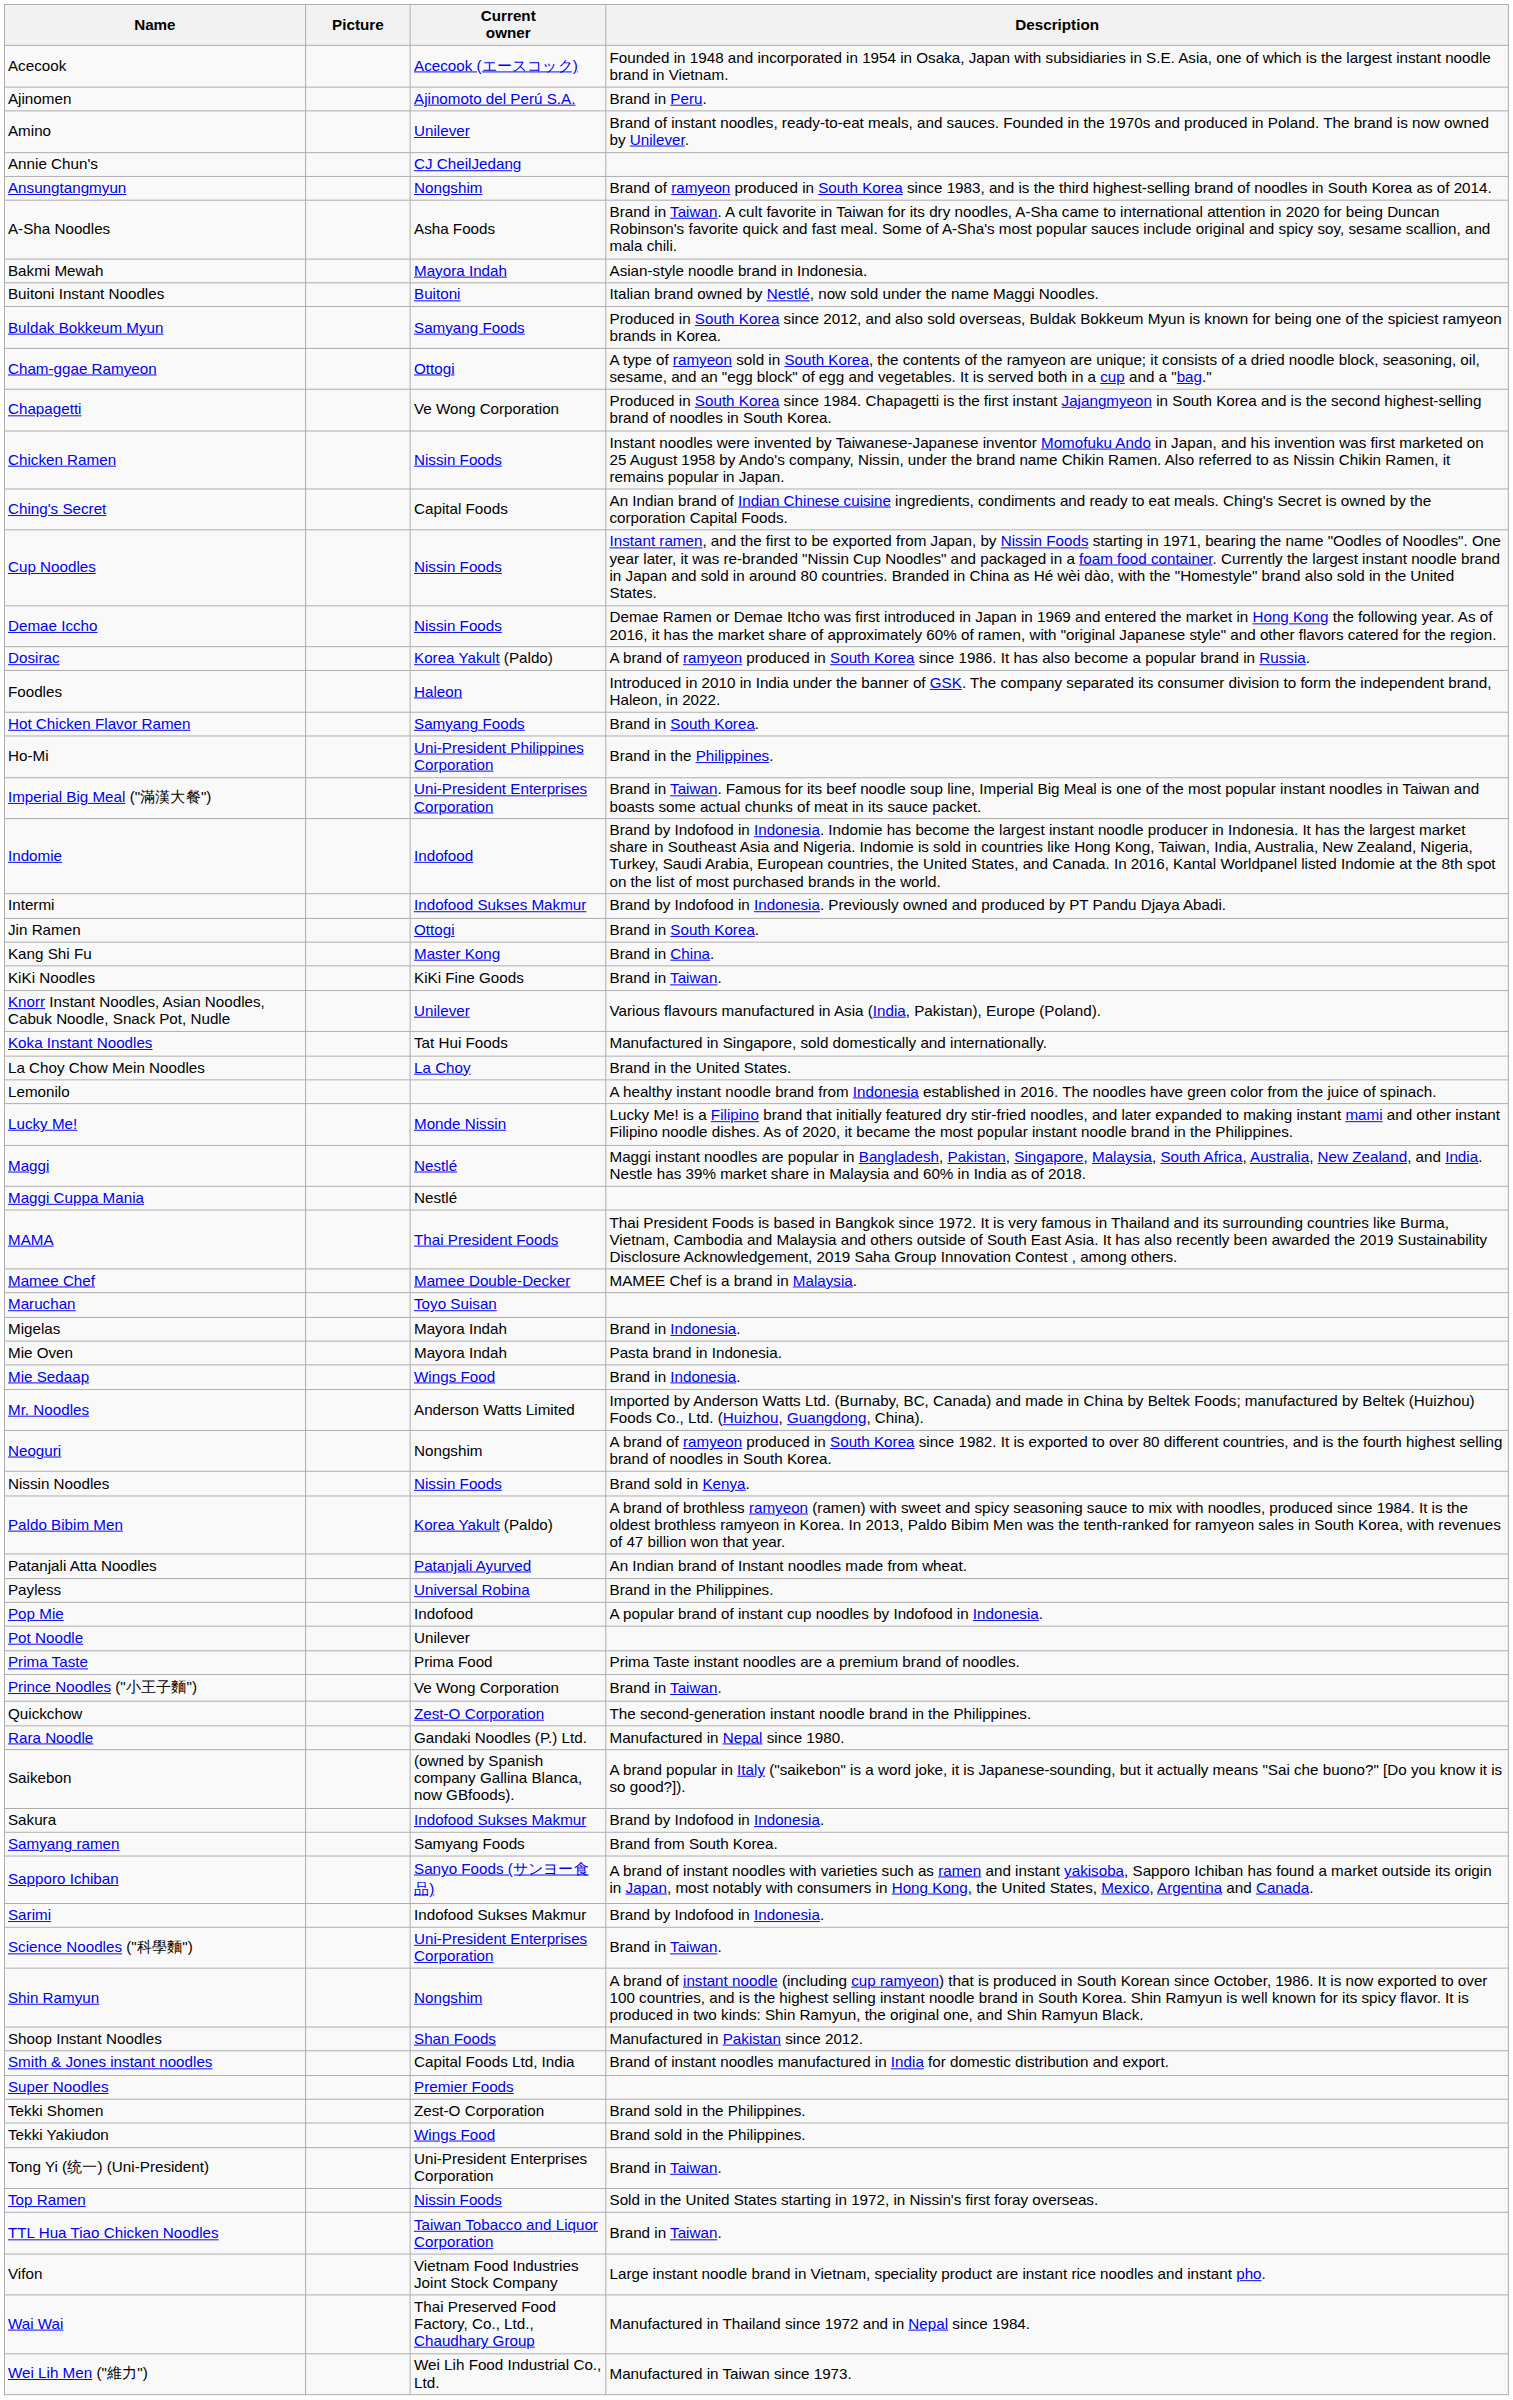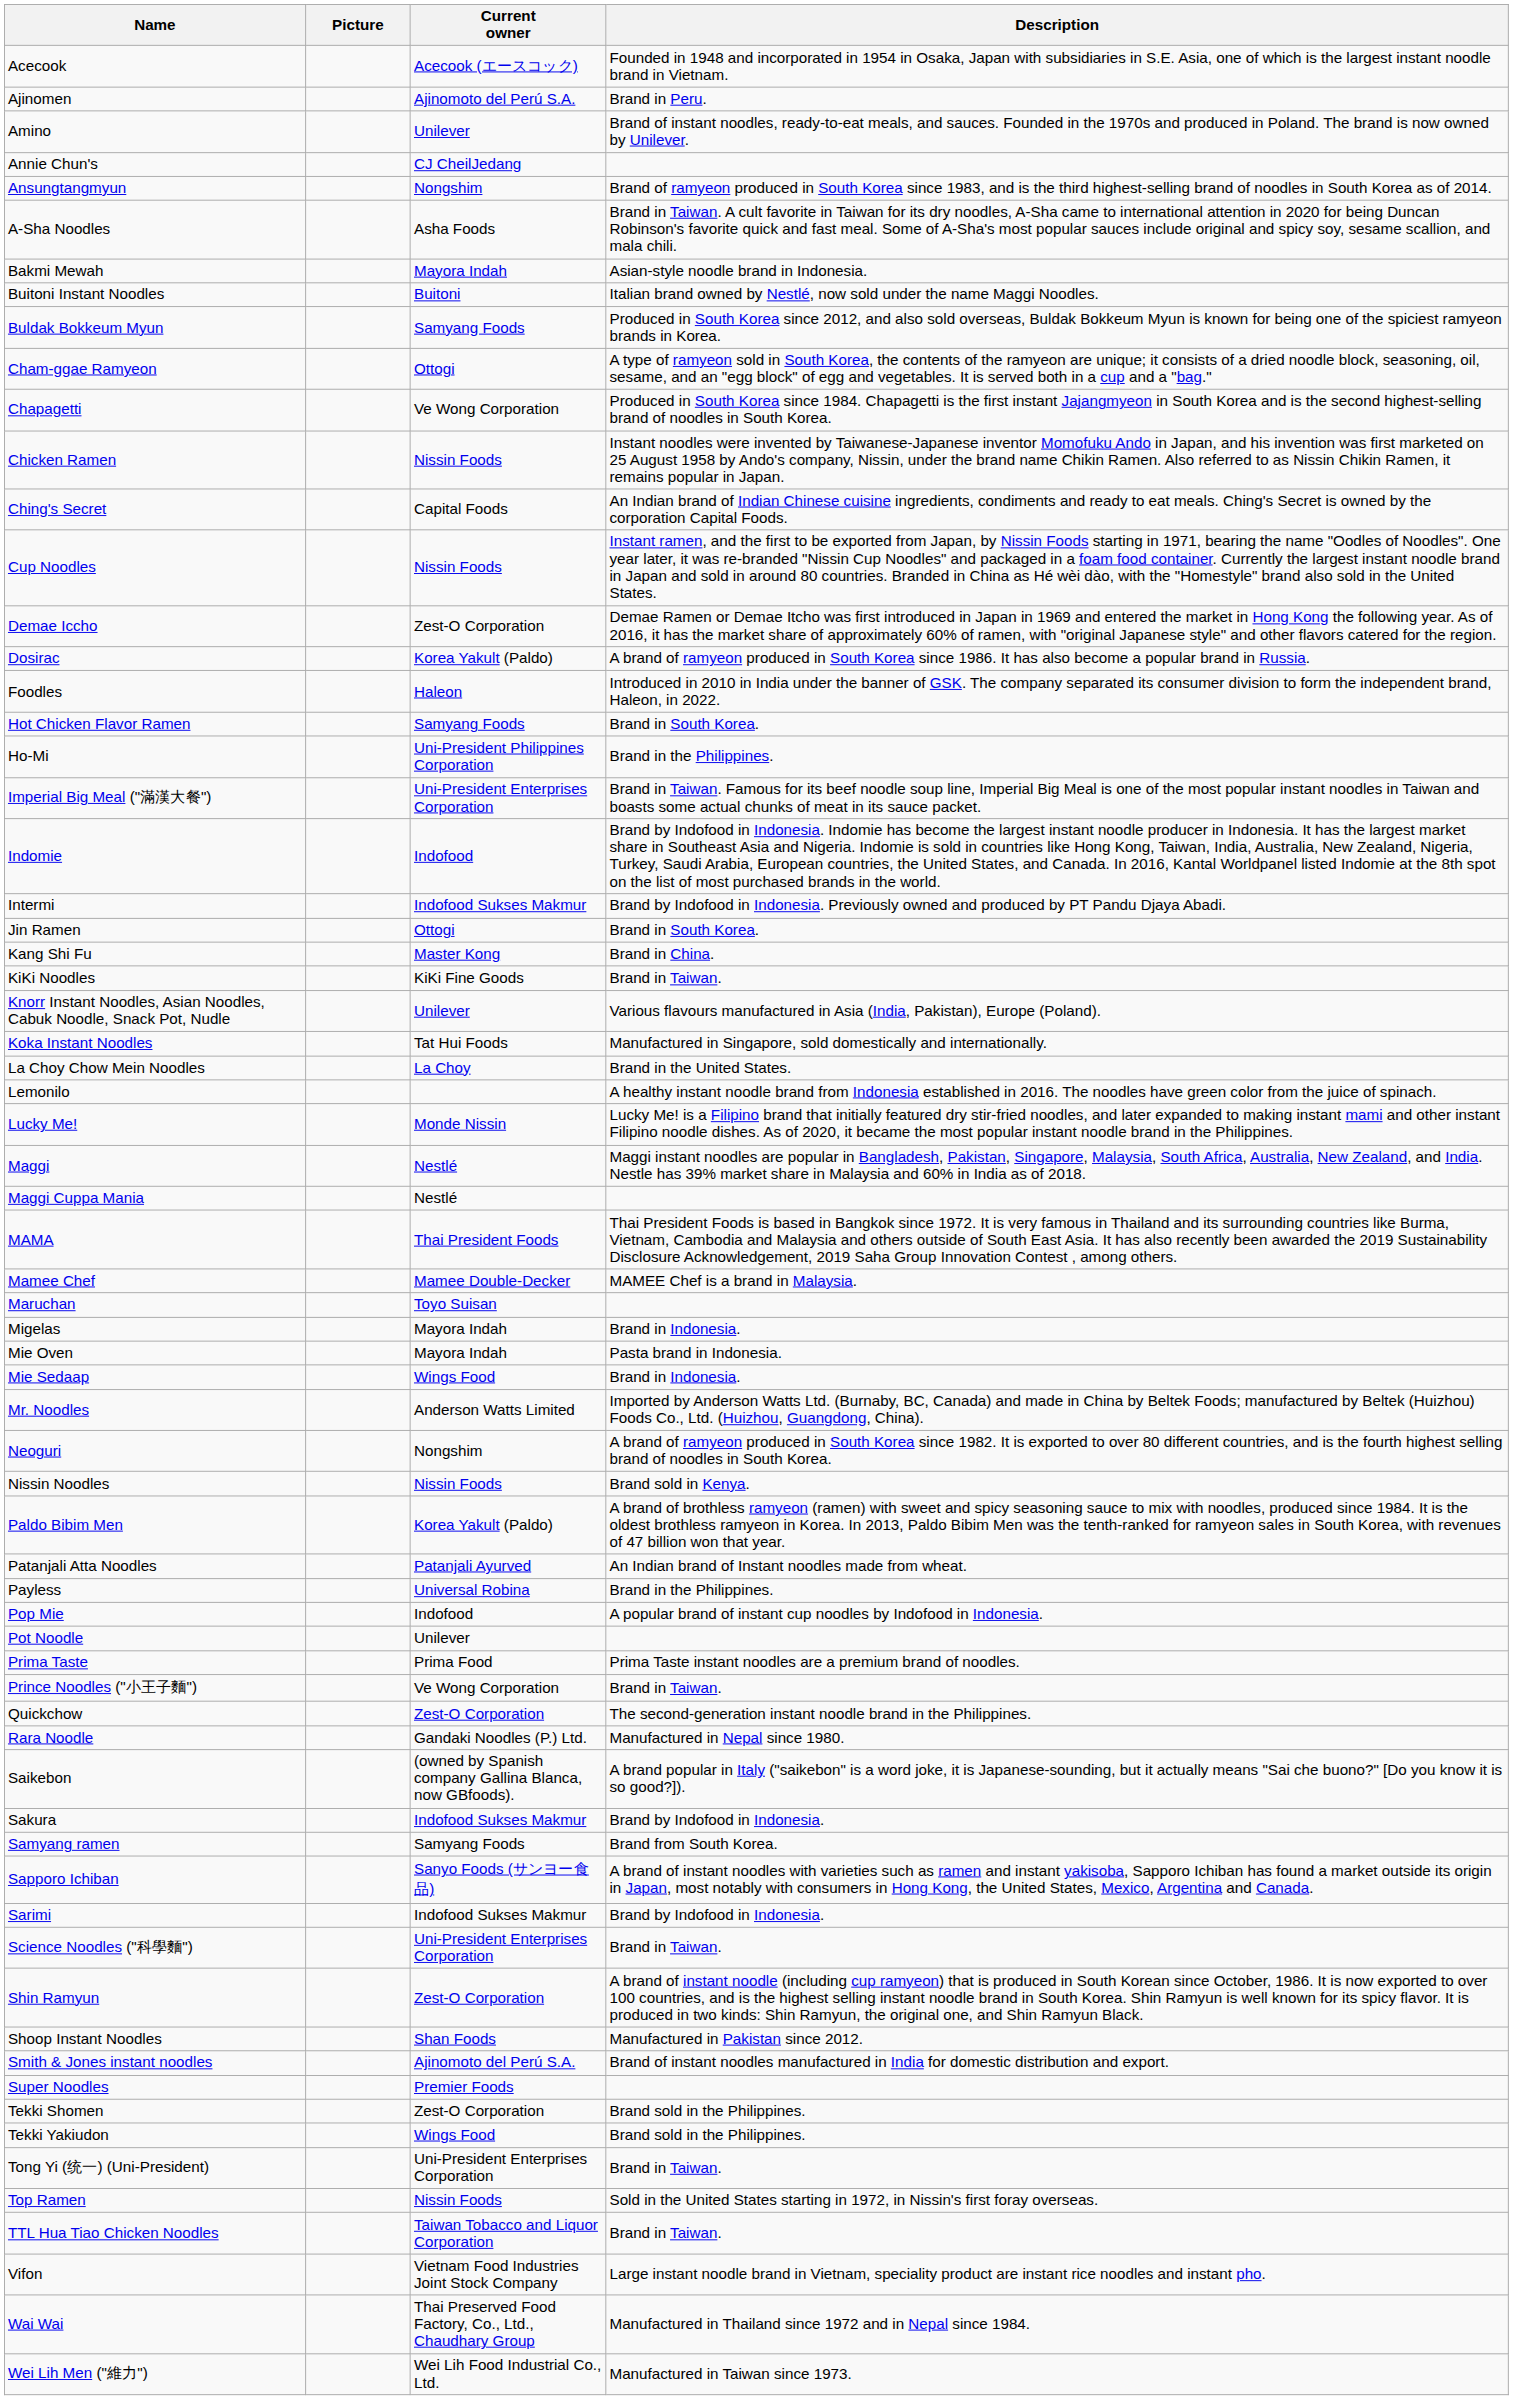(458, 626) Nissin Foods -> (479, 626) Zest-O Corporation
(448, 1997) Nongshim -> (479, 1997) Zest-O Corporation
(494, 2062) Capital Foods Ltd, India -> (495, 2062) Ajinomoto del Perú S.A.
